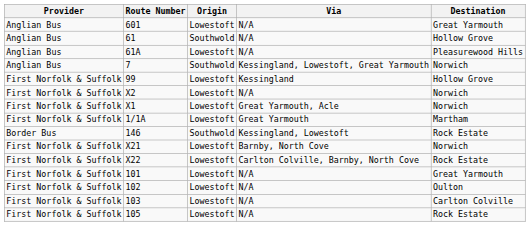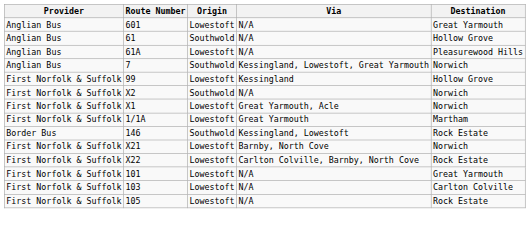(212, 92) Lowestoft -> (212, 92) Southwold
- row: (133, 187)
